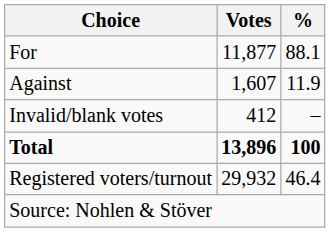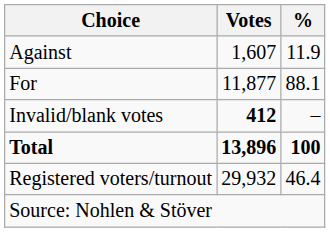rows swapped: (23, 52) <-> (40, 83)
(261, 115) normal -> (261, 115) bold
